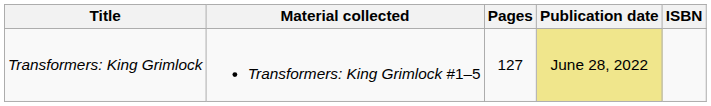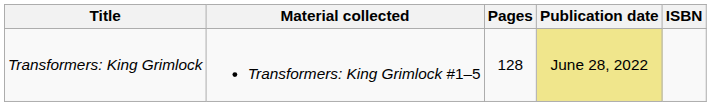(510, 65) 127 -> (510, 65) 128
